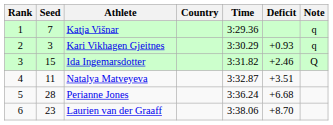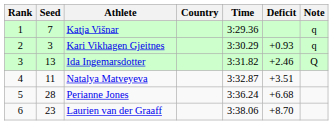(50, 62) 15 -> (50, 62) 13
